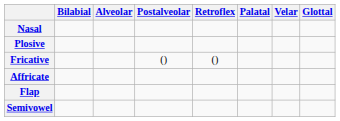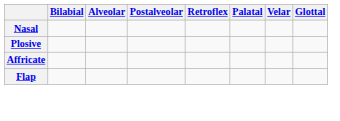- row: (30, 60)
- row: (30, 108)
